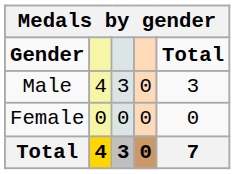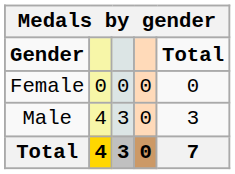rows swapped: (47, 87) <-> (47, 120)
